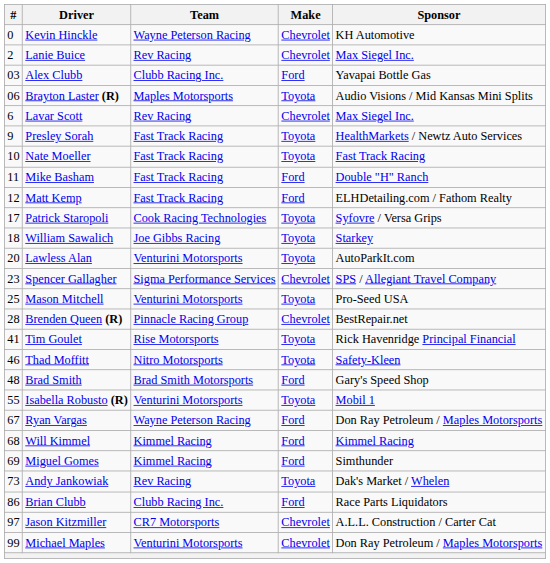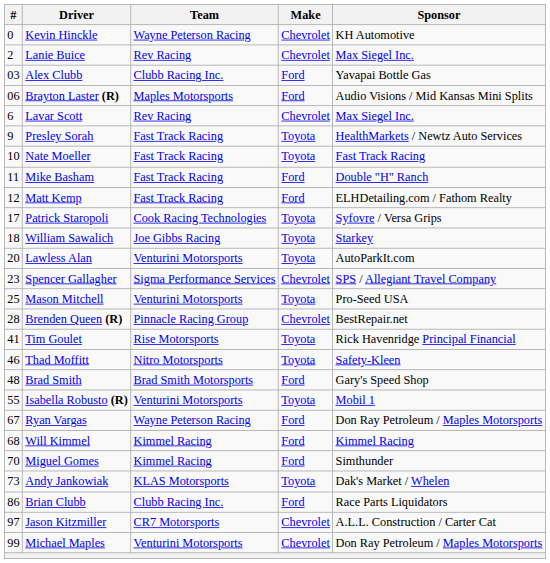(298, 96) Toyota -> (293, 96) Ford
(13, 461) 69 -> (13, 461) 70
(162, 481) Rev Racing -> (181, 481) KLAS Motorsports
